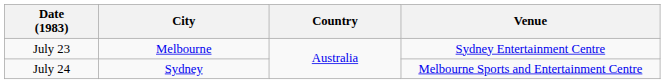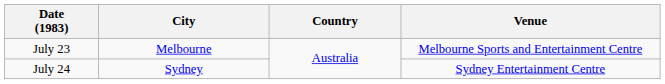(530, 48) Sydney Entertainment Centre -> (530, 48) Melbourne Sports and Entertainment Centre
(530, 68) Melbourne Sports and Entertainment Centre -> (530, 68) Sydney Entertainment Centre
